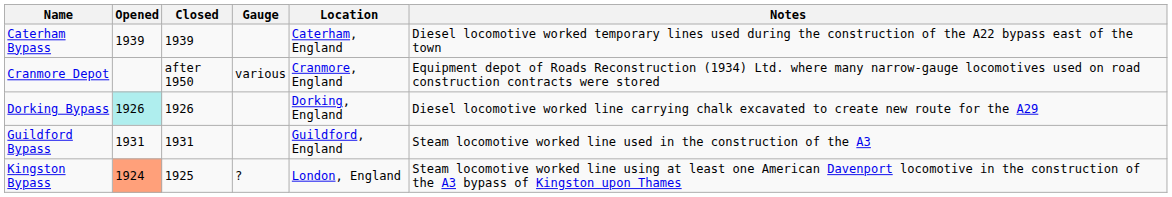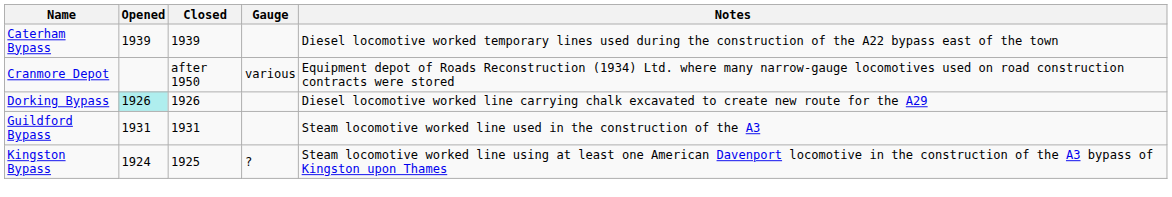- column: (349, 14)
(130, 176) lightsalmon background -> (136, 162) no background
